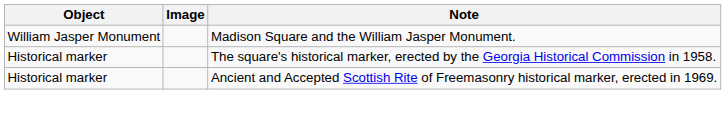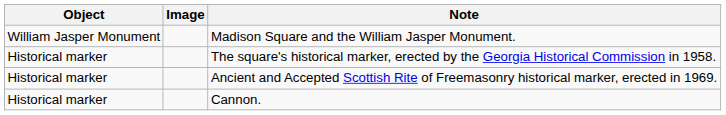+ row: (236, 99)
